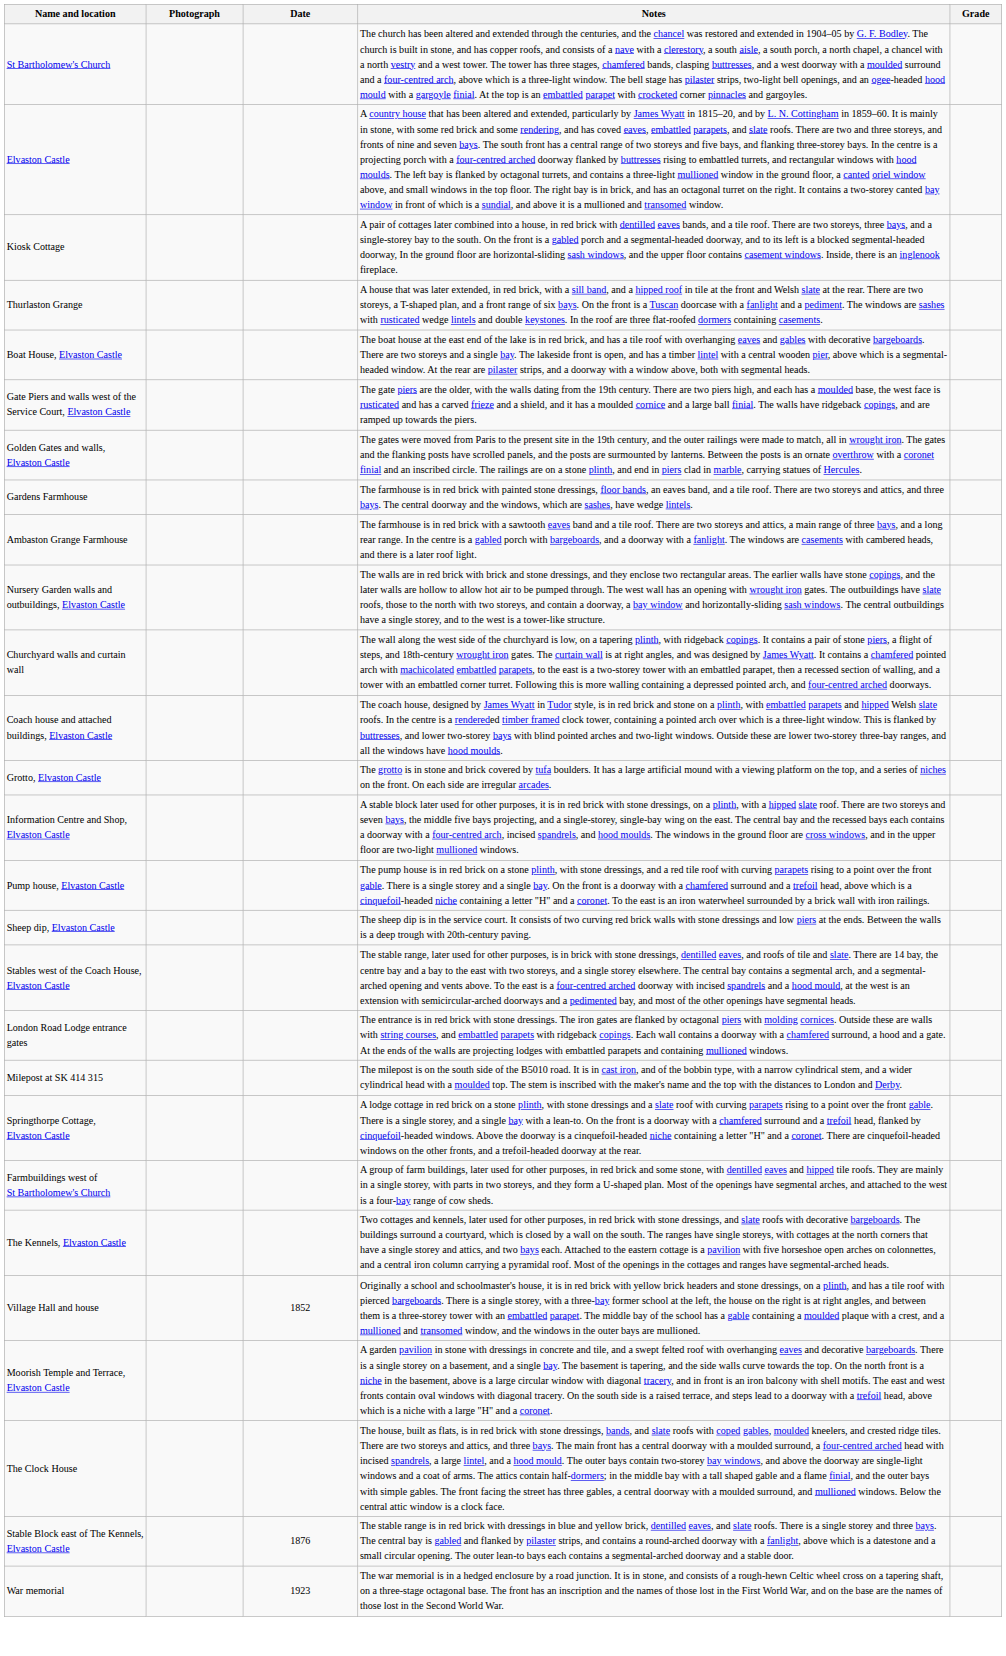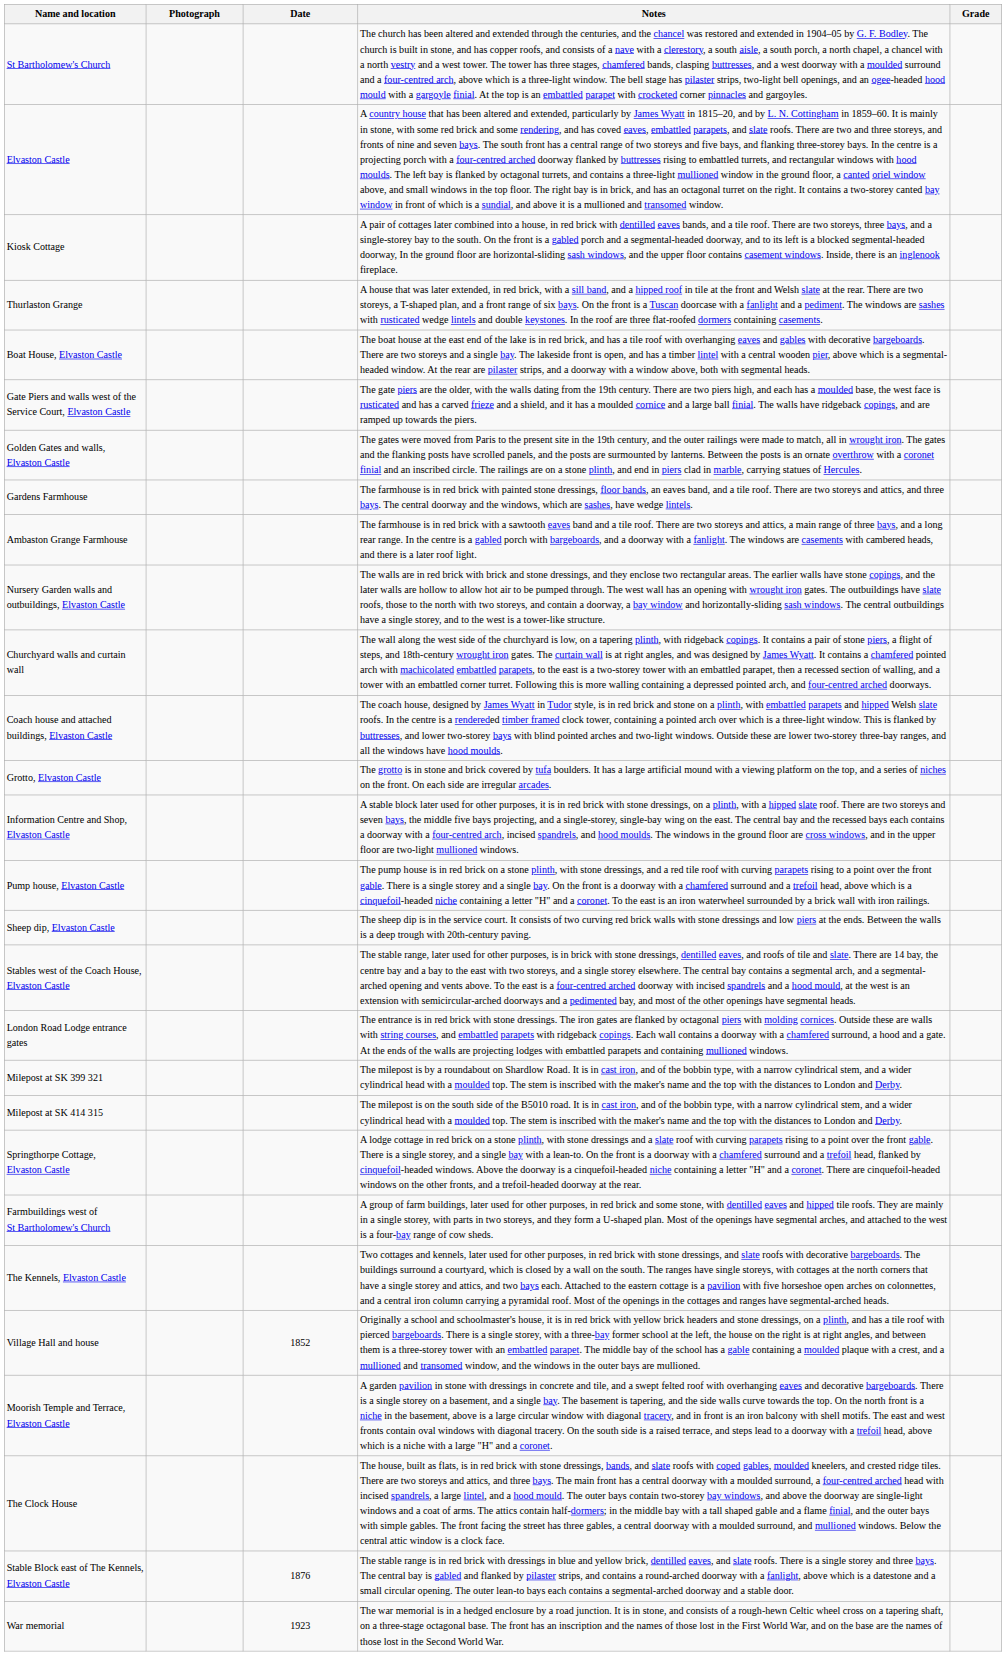+ row: (55, 1077)
